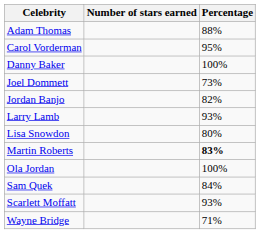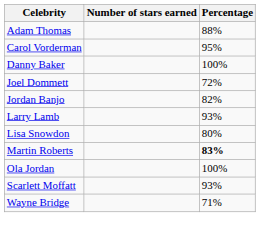(212, 82) 73% -> (212, 82) 72%
- row: (30, 185)
